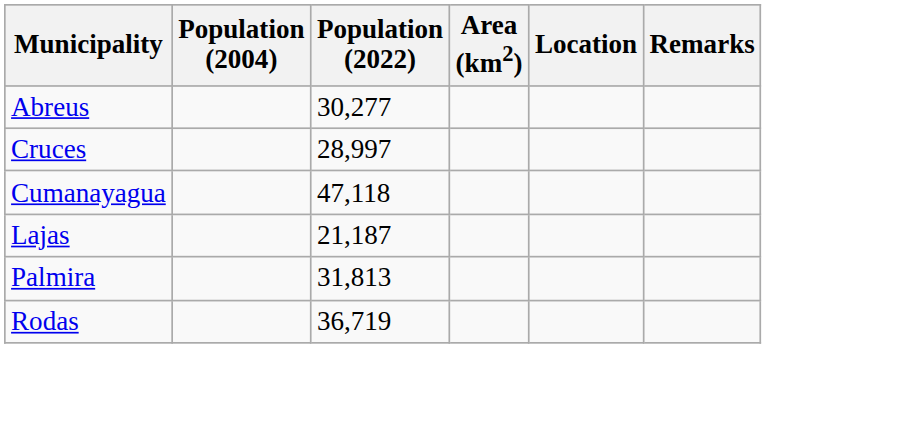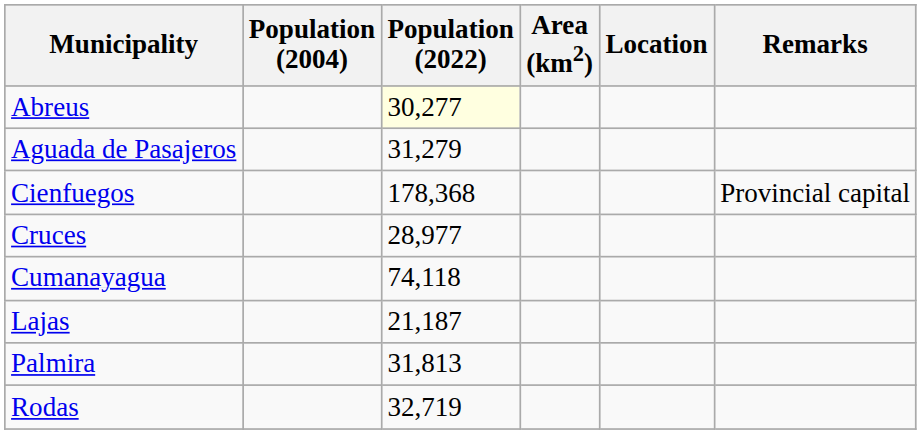(354, 106) no background -> (425, 106) lightyellow background
+ row: (124, 149)
+ row: (73, 192)
(354, 149) 28,997 -> (425, 235) 28,977
(354, 192) 47,118 -> (424, 278) 74,118
(354, 320) 36,719 -> (425, 406) 32,719
